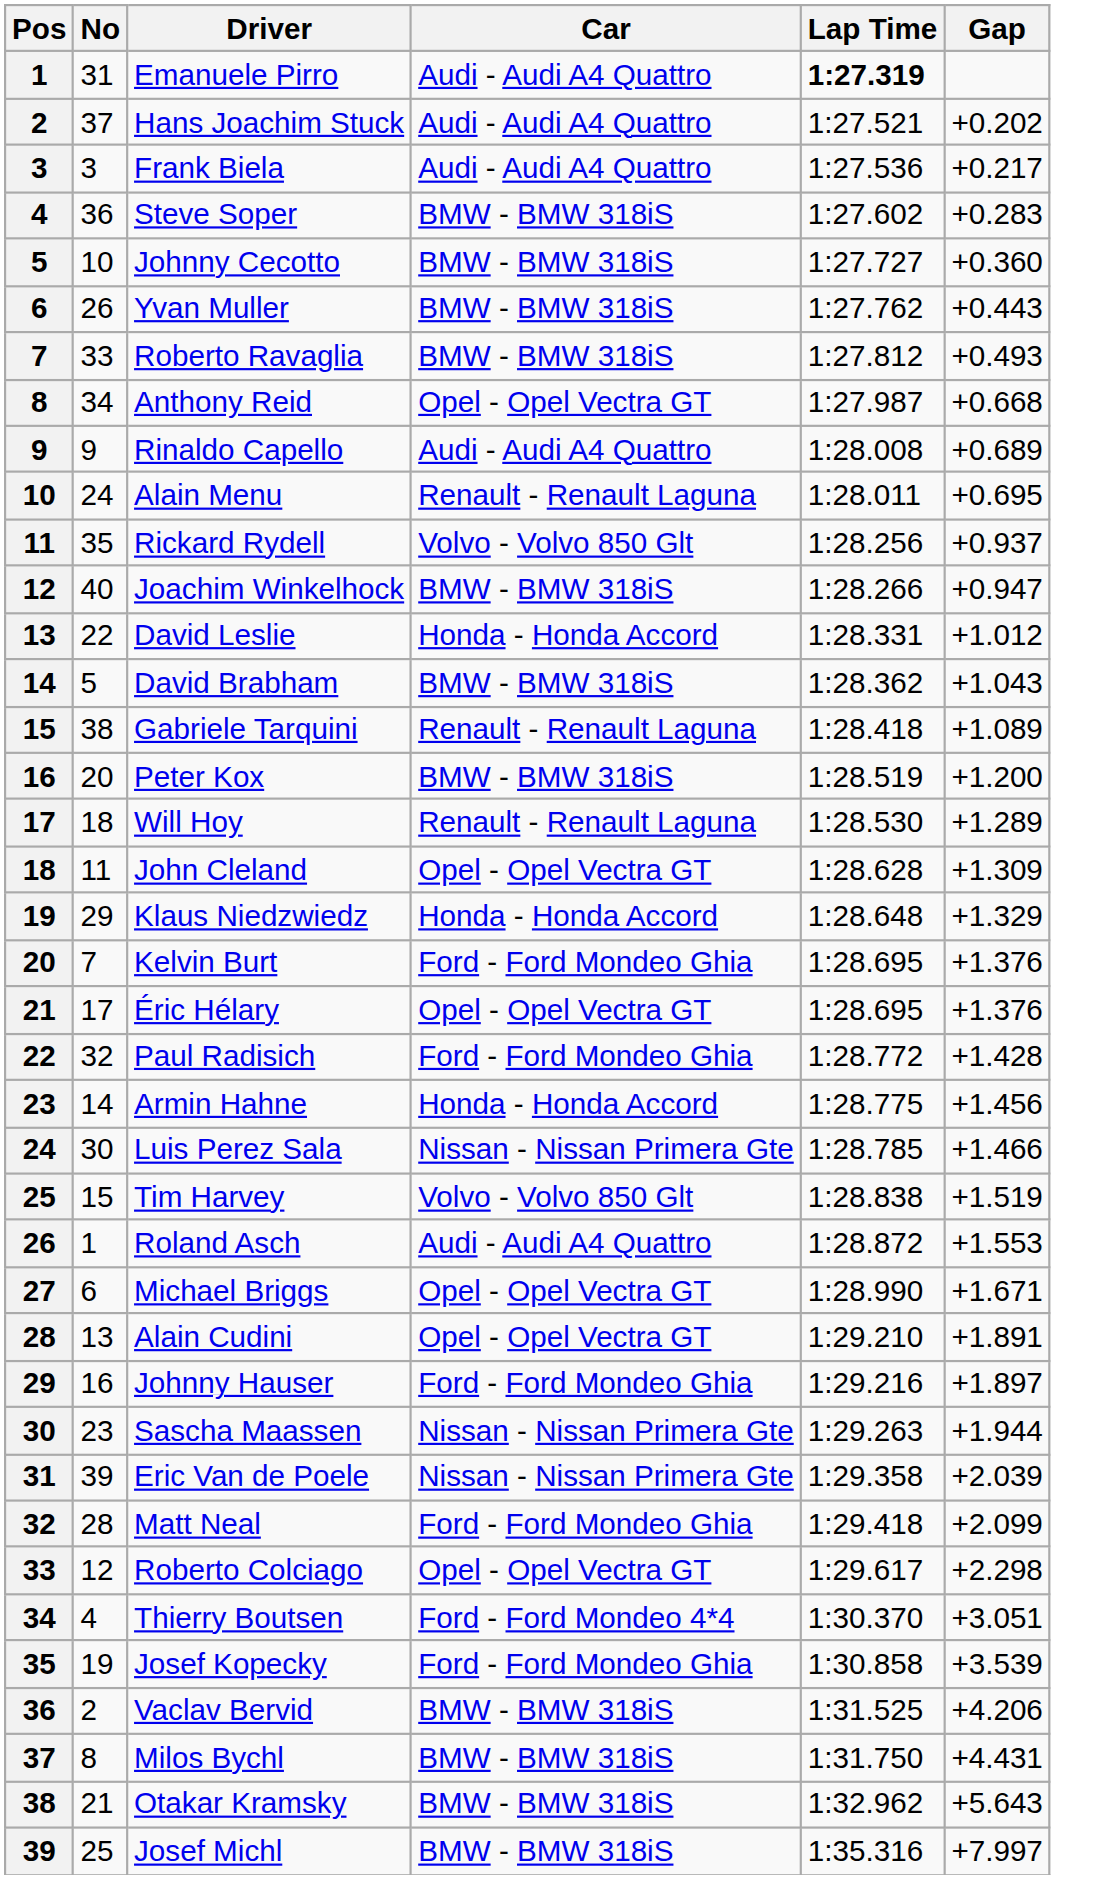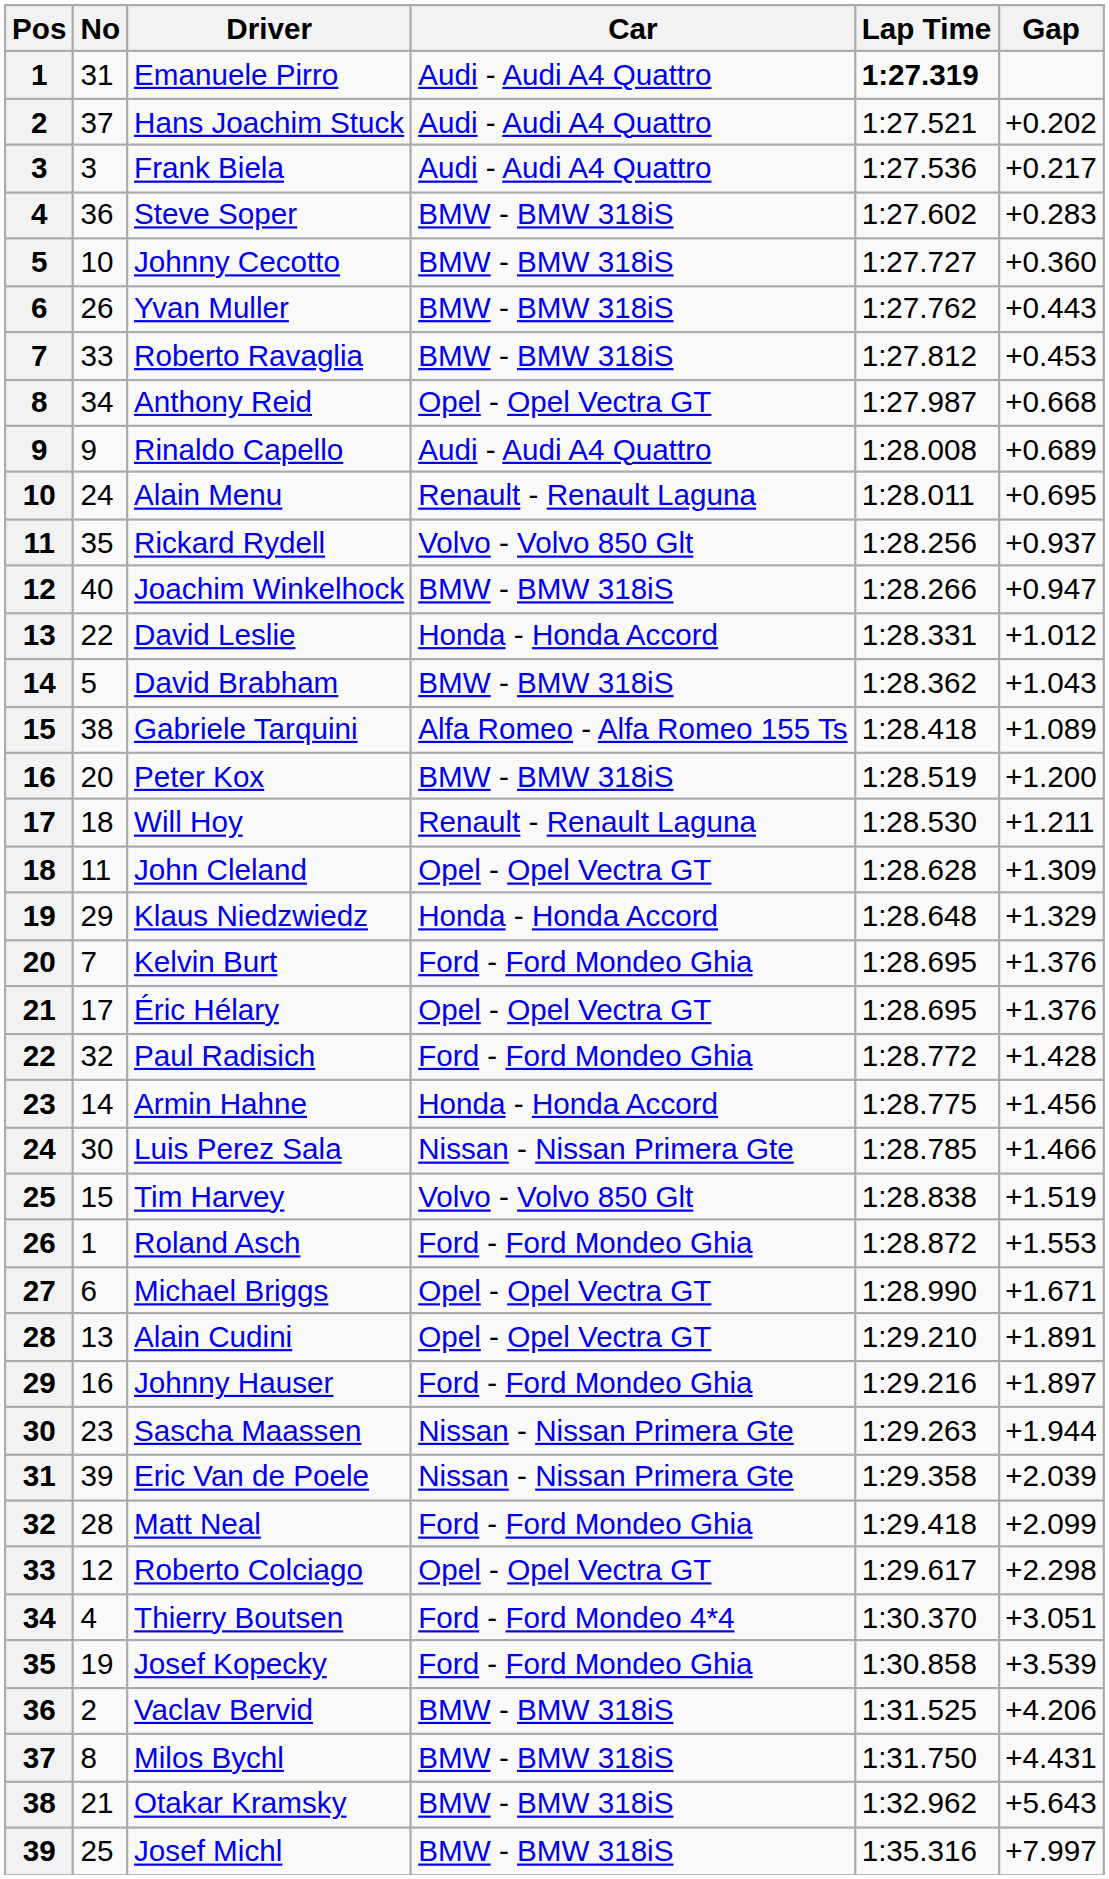(997, 355) +0.493 -> (1051, 355) +0.453
(587, 729) Renault - Renault Laguna -> (633, 729) Alfa Romeo - Alfa Romeo 155 Ts
(997, 823) +1.289 -> (1050, 823) +1.211
(565, 1243) Audi - Audi A4 Quattro -> (585, 1243) Ford - Ford Mondeo Ghia
